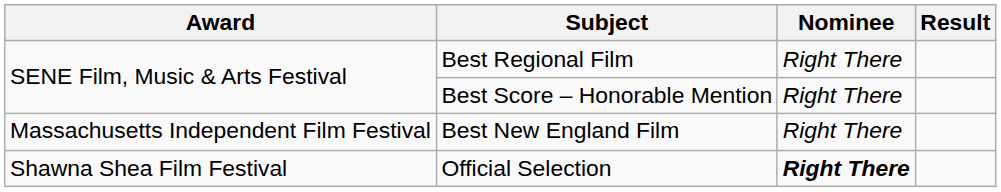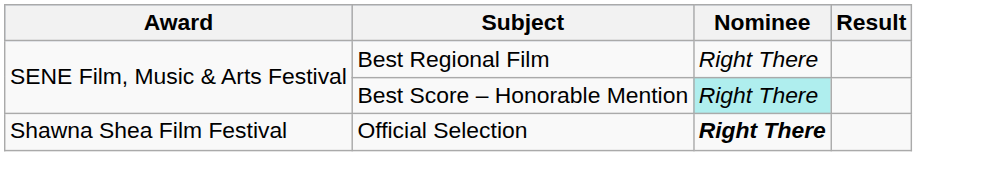(842, 95) no background -> (758, 95) paleturquoise background
- row: (560, 131)
